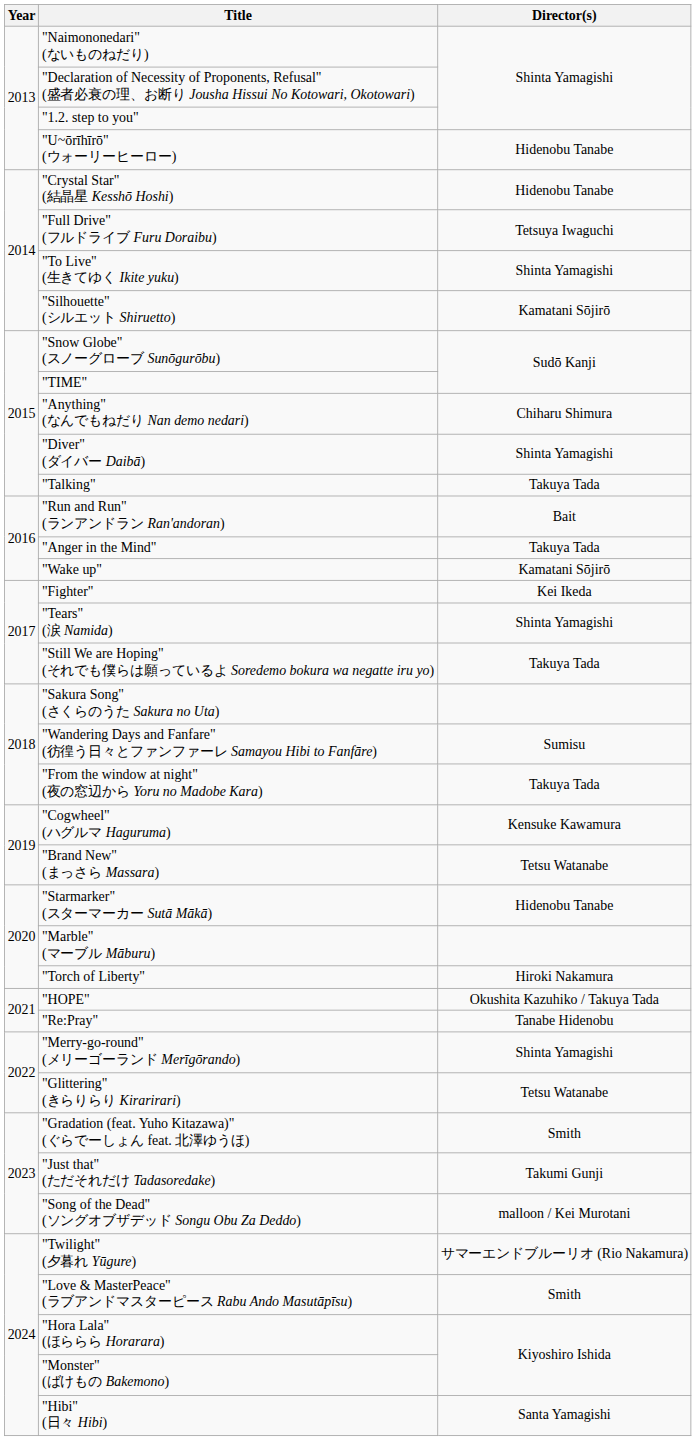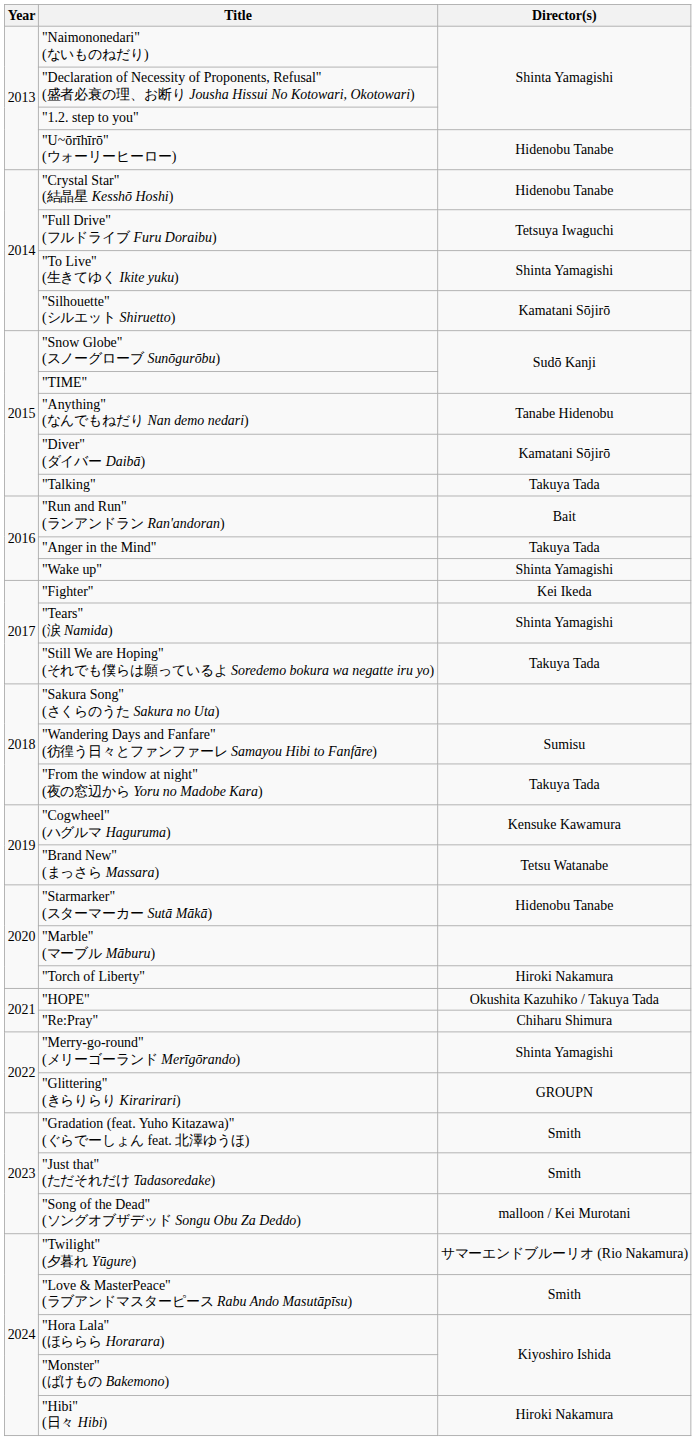(564, 413) Chiharu Shimura -> (564, 413) Tanabe Hidenobu
(564, 454) Shinta Yamagishi -> (564, 454) Kamatani Sōjirō
(564, 569) Kamatani Sōjirō -> (564, 569) Shinta Yamagishi
(564, 1021) Tanabe Hidenobu -> (564, 1021) Chiharu Shimura
(564, 1092) Tetsu Watanabe -> (564, 1092) GROUPN
(564, 1173) Takumi Gunji -> (564, 1173) Smith
(564, 1415) Santa Yamagishi -> (564, 1415) Hiroki Nakamura
